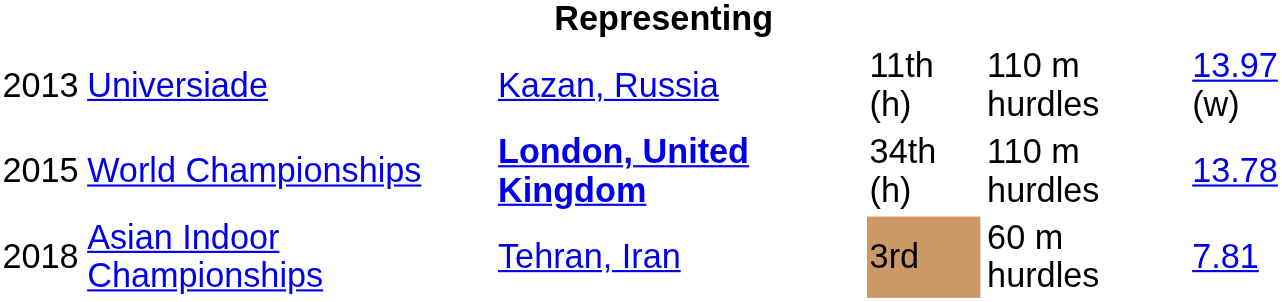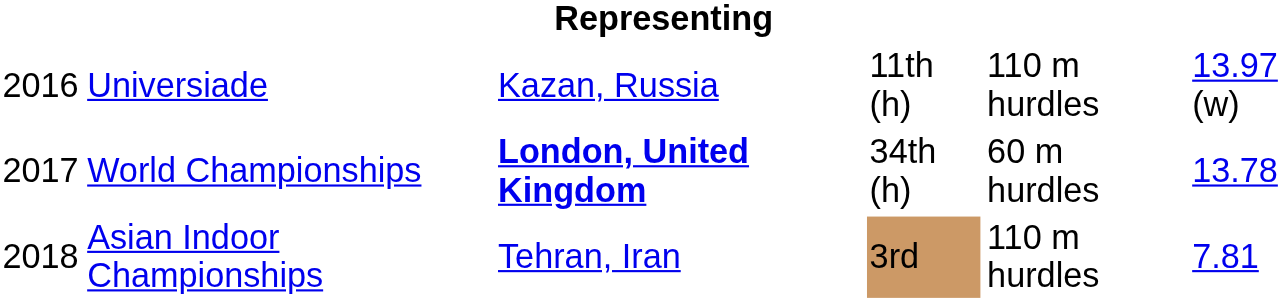(41, 85) 2013 -> (41, 85) 2016
(41, 171) 2015 -> (41, 171) 2017
(1043, 171) 110 m hurdles -> (1043, 171) 60 m hurdles
(1043, 256) 60 m hurdles -> (1043, 256) 110 m hurdles
